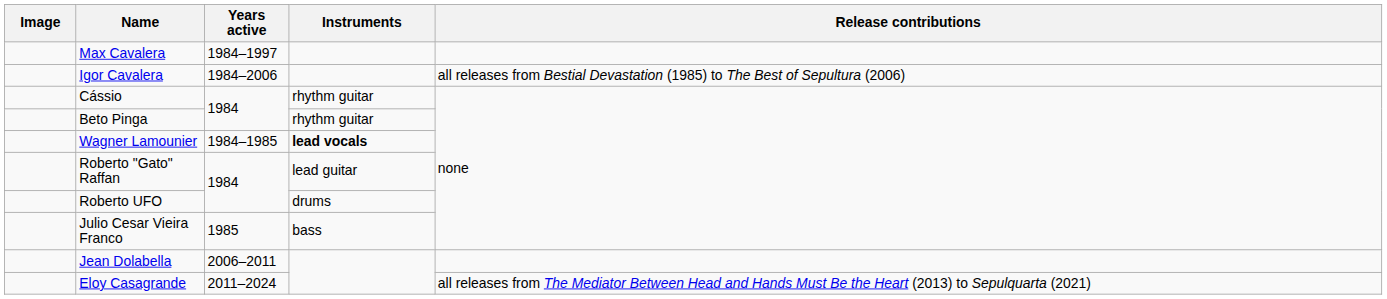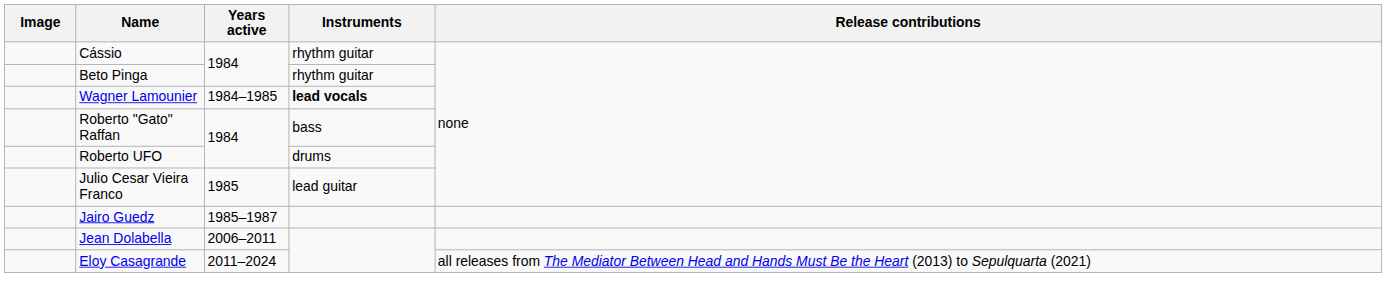- row: (122, 53)
- row: (121, 75)
(325, 171) lead guitar -> (307, 127) bass
(307, 231) bass -> (325, 187) lead guitar
+ row: (117, 217)
